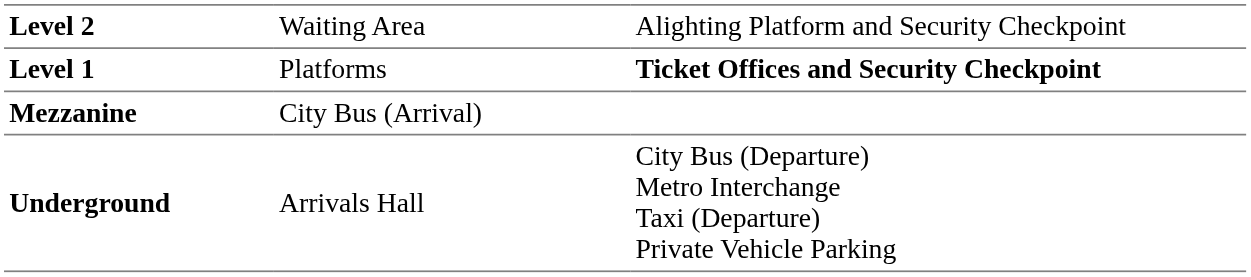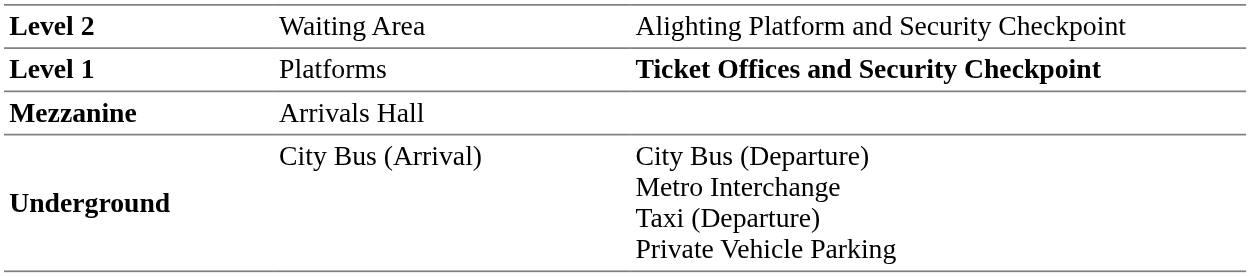(381, 112) City Bus (Arrival) -> (352, 112) Arrivals Hall
(352, 202) Arrivals Hall -> (381, 155) City Bus (Arrival)
